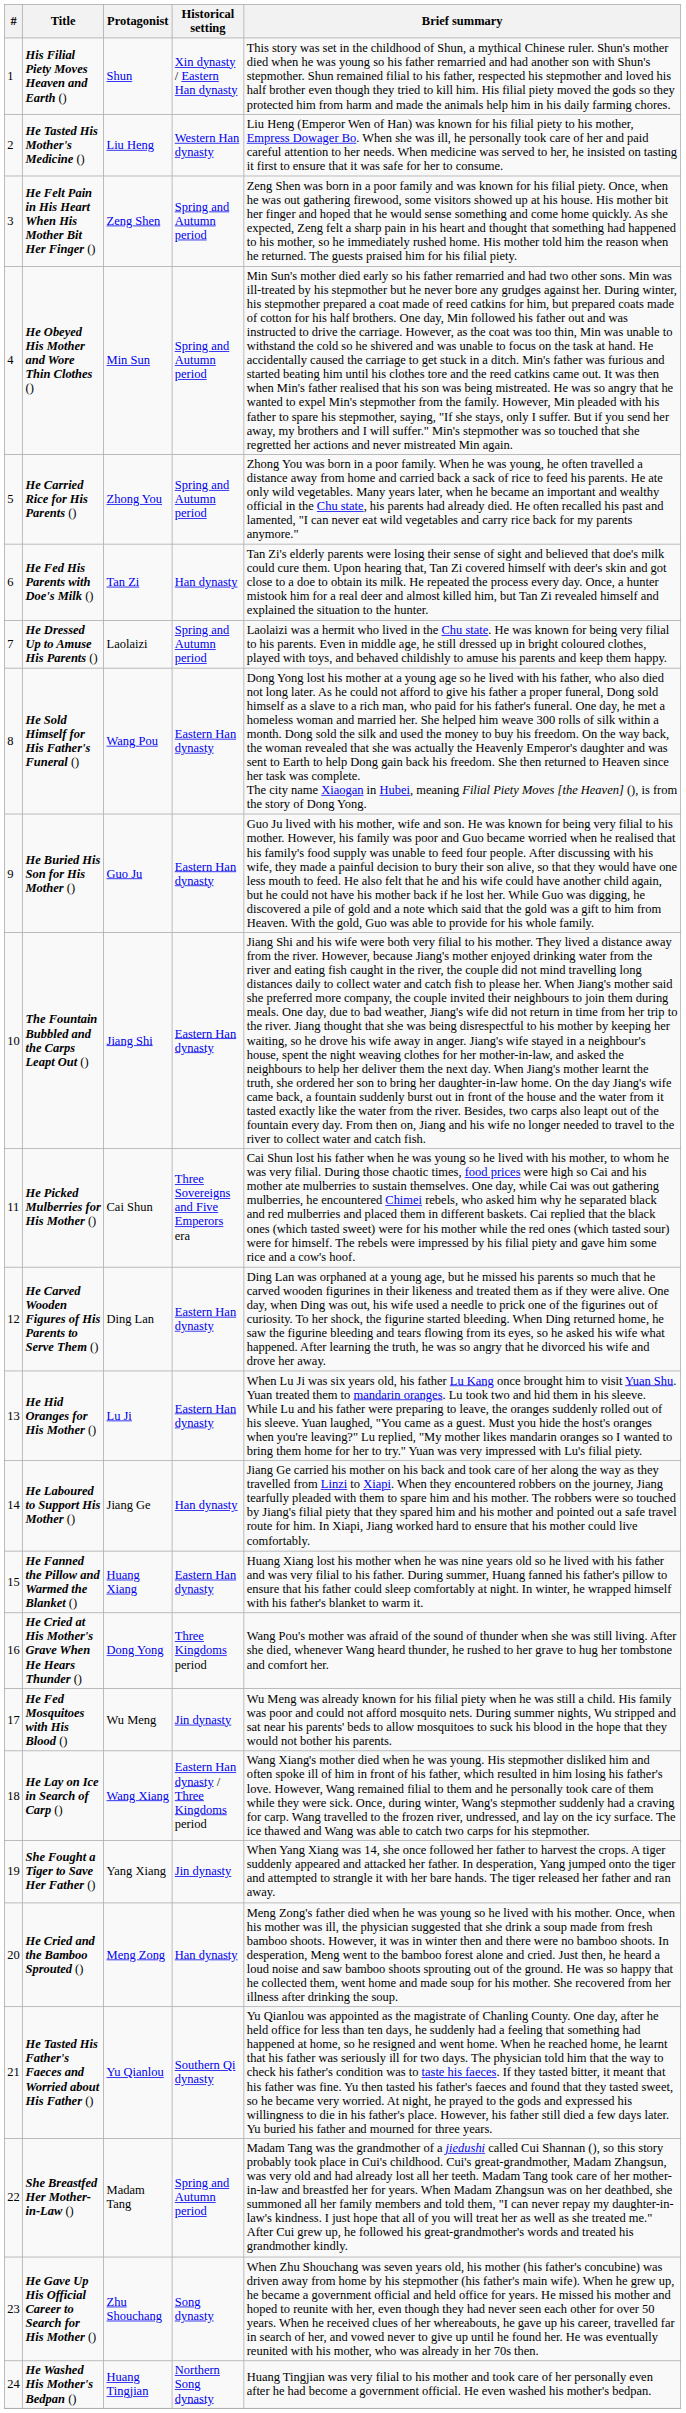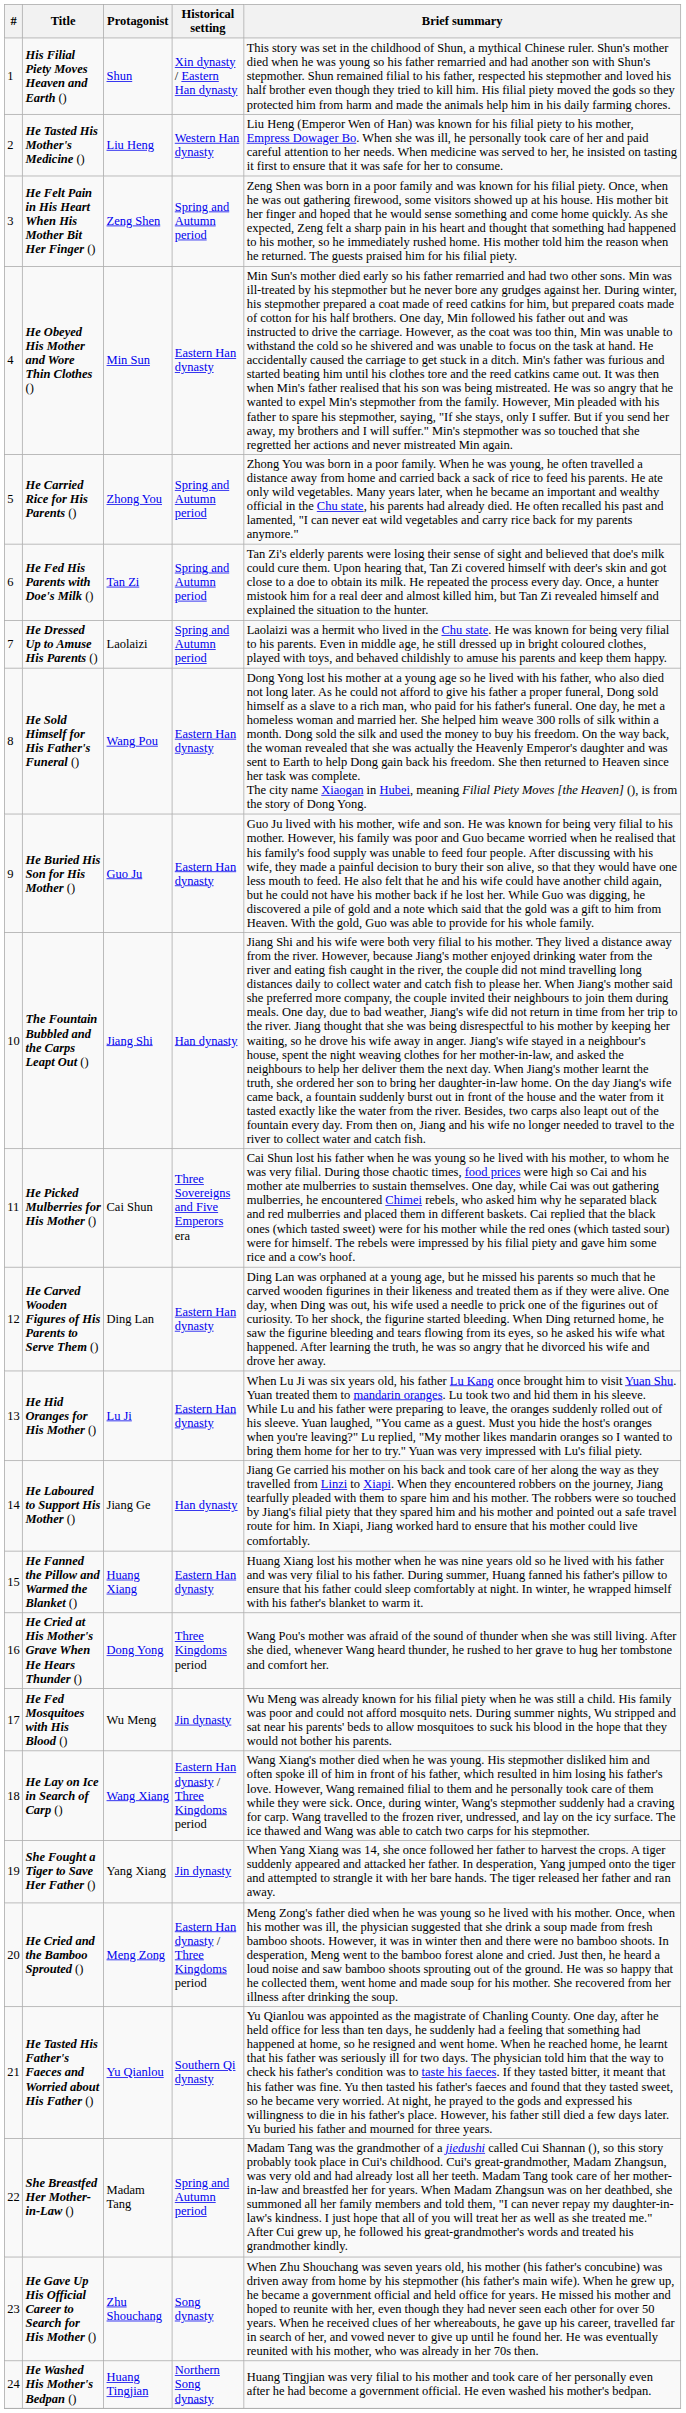(202, 360) Spring and Autumn period -> (205, 360) Eastern Han dynasty
(206, 582) Han dynasty -> (202, 582) Spring and Autumn period
(205, 1040) Eastern Han dynasty -> (206, 1040) Han dynasty
(206, 1954) Han dynasty -> (205, 1954) Eastern Han dynasty / Three Kingdoms period
